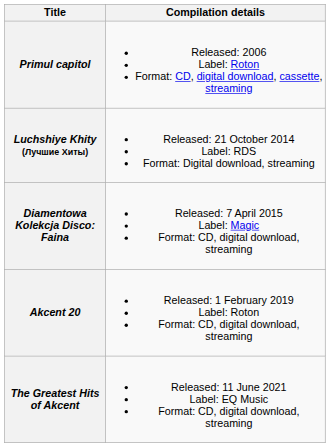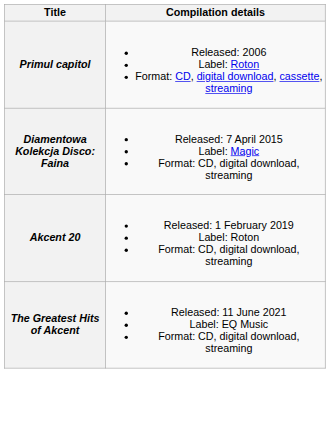- row: (55, 145)
